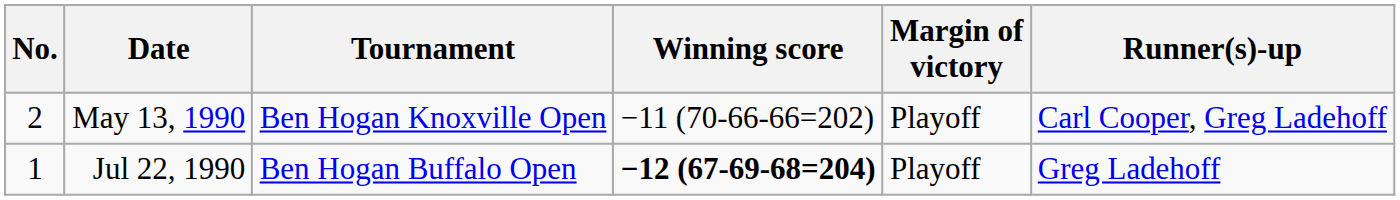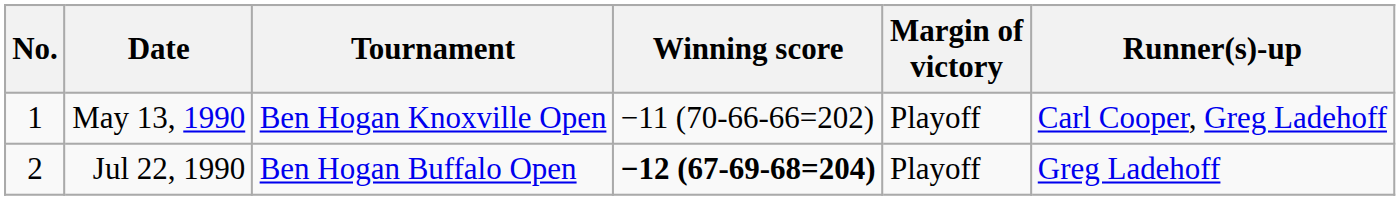(35, 118) 2 -> (35, 118) 1
(35, 169) 1 -> (35, 169) 2
